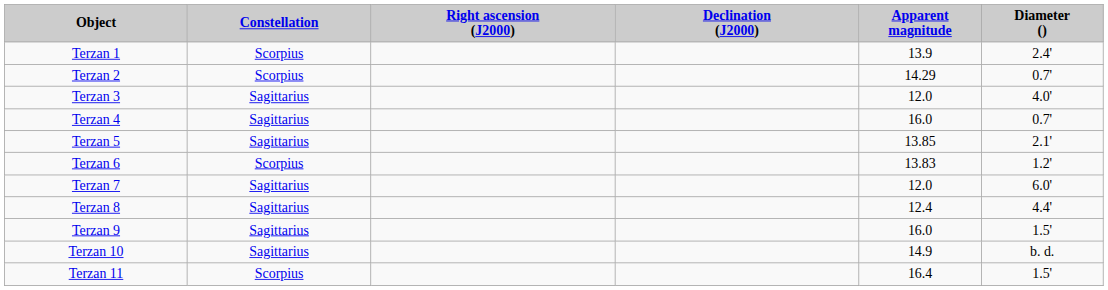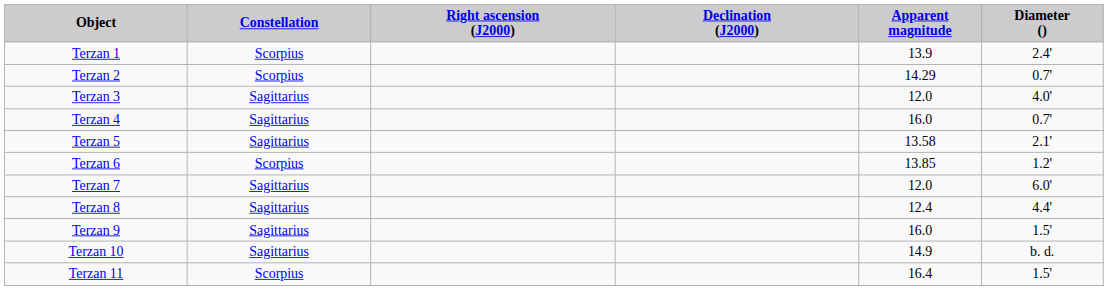(920, 141) 13.85 -> (920, 141) 13.58
(920, 163) 13.83 -> (920, 163) 13.85
